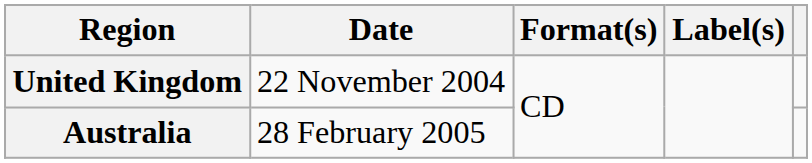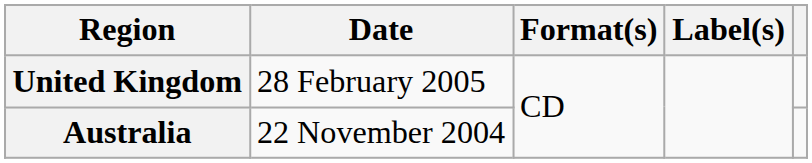(381, 81) 22 November 2004 -> (371, 81) 28 February 2005
(371, 132) 28 February 2005 -> (381, 132) 22 November 2004
